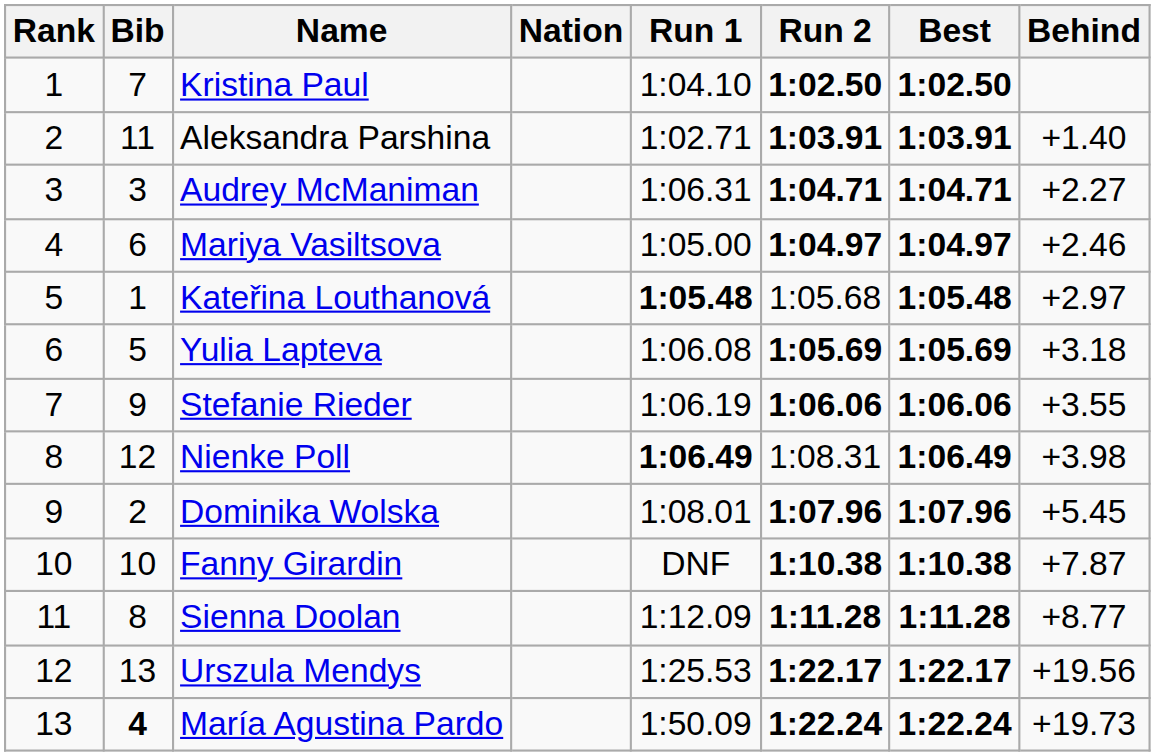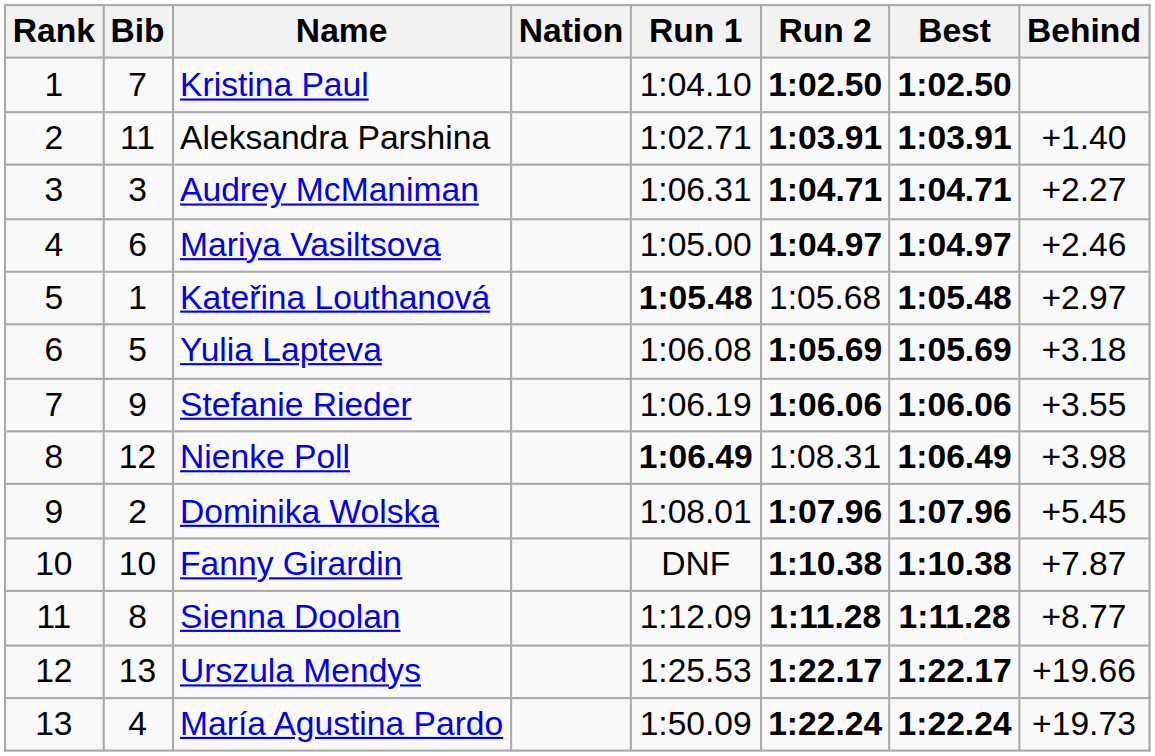(1084, 670) +19.56 -> (1084, 670) +19.66
(138, 723) bold -> (138, 723) normal
